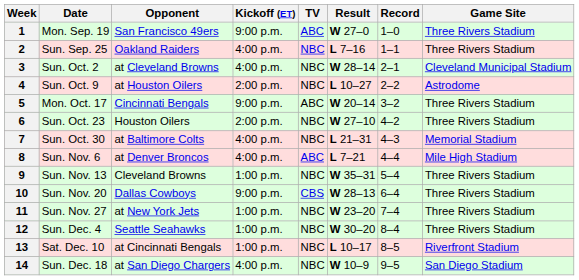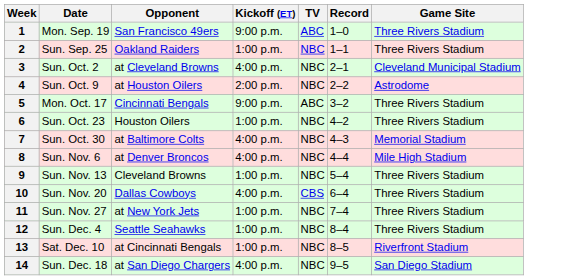- column: (353, 13)
(259, 49) 4:00 p.m. -> (259, 49) 1:00 p.m.
(259, 121) 2:00 p.m. -> (259, 121) 1:00 p.m.
(312, 157) ABC -> (313, 157) NBC
(259, 193) 9:00 p.m. -> (259, 193) 4:00 p.m.
